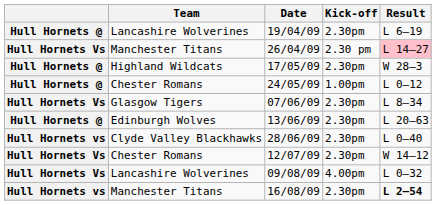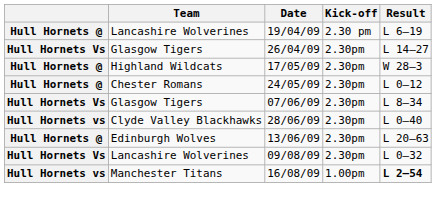(345, 31) 2.30pm -> (348, 31) 2.30 pm
(167, 49) Manchester Titans -> (157, 49) Glasgow Tigers
(348, 49) 2.30 pm -> (345, 49) 2.30pm
(406, 49) pink background -> (406, 49) no background
(345, 85) 1.00pm -> (345, 85) 2.30pm
rows swapped: (294, 120) <-> (294, 138)
- row: (294, 156)
(345, 173) 4.00pm -> (345, 156) 2.30pm
(345, 191) 2.30pm -> (345, 173) 1.00pm
